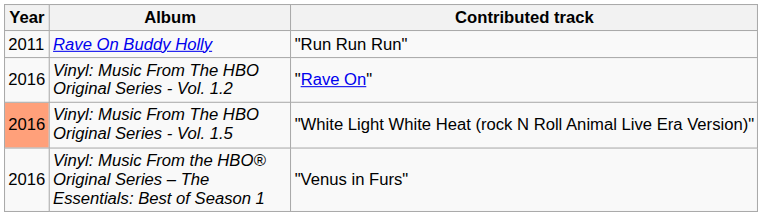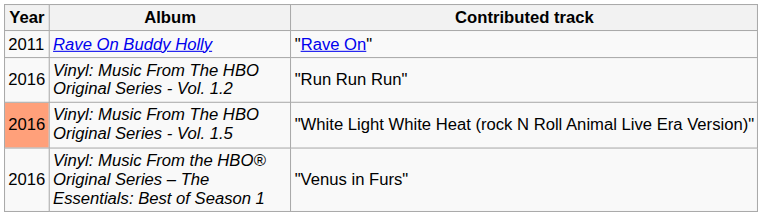(351, 44) "Run Run Run" -> (333, 44) "Rave On"
(333, 79) "Rave On" -> (351, 79) "Run Run Run"
